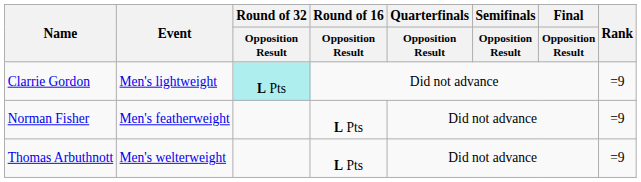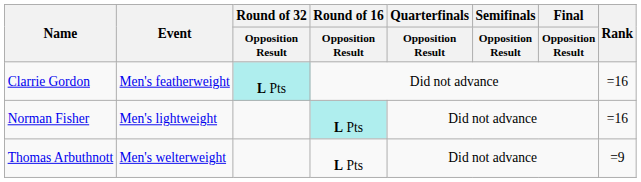(168, 81) Men's lightweight -> (175, 81) Men's featherweight
(617, 81) =9 -> (617, 81) =16
(175, 119) Men's featherweight -> (168, 119) Men's lightweight
(348, 127) no background -> (348, 127) paleturquoise background
(617, 119) =9 -> (617, 119) =16
